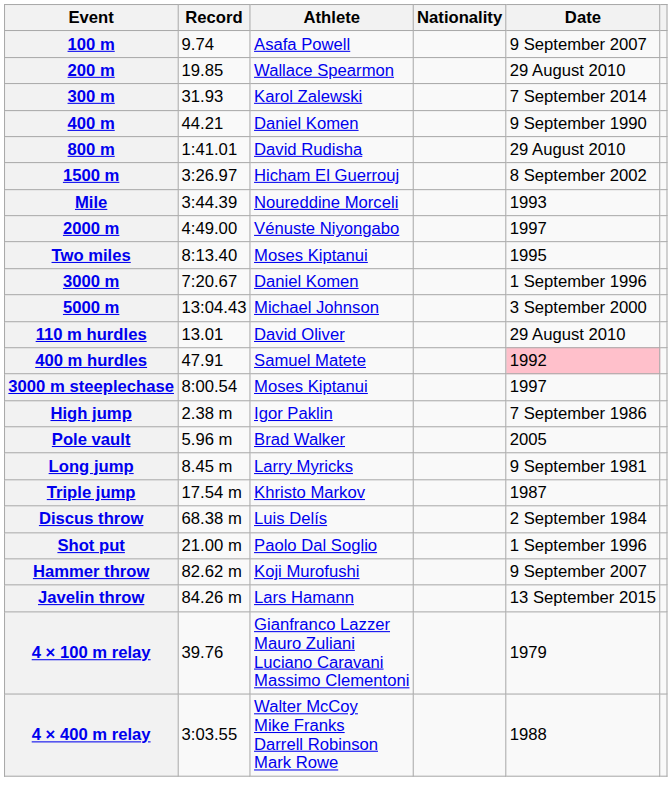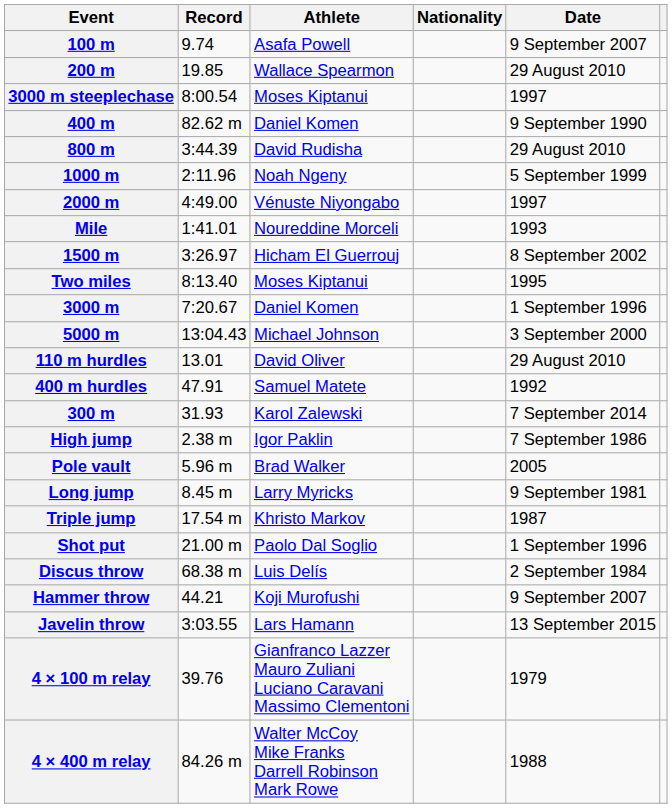rows swapped: (91, 96) <-> (91, 387)
(202, 123) 44.21 -> (212, 123) 82.62 m
(209, 149) 1:41.01 -> (209, 149) 3:44.39
+ row: (91, 176)
rows swapped: (91, 176) <-> (91, 228)
(209, 202) 3:44.39 -> (209, 228) 1:41.01
(528, 360) pink background -> (528, 387) no background
rows swapped: (91, 545) <-> (91, 519)
(212, 571) 82.62 m -> (202, 598) 44.21
(212, 598) 84.26 m -> (209, 624) 3:03.55
(209, 735) 3:03.55 -> (212, 761) 84.26 m
